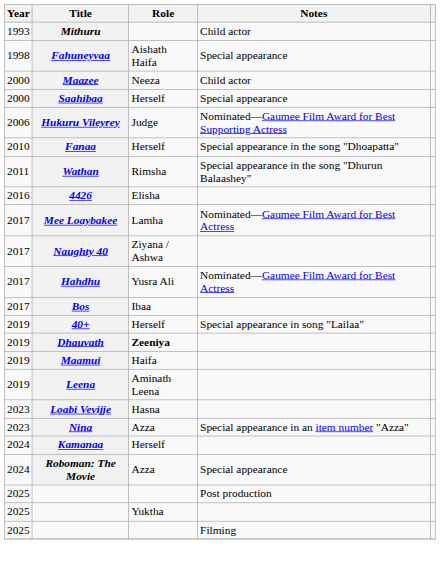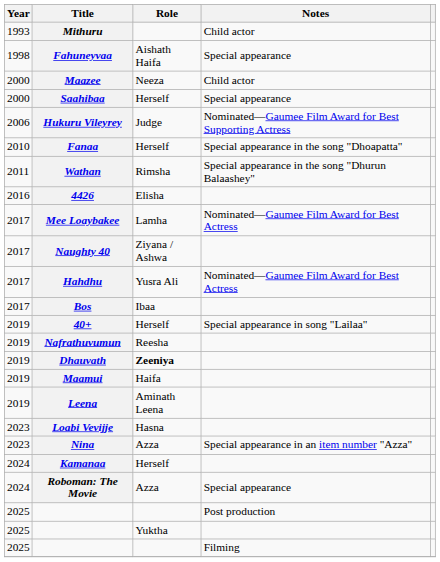+ row: (83, 342)
